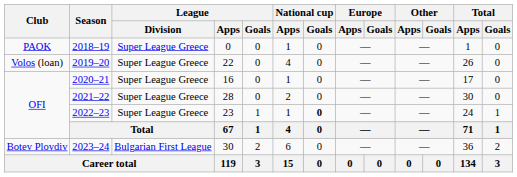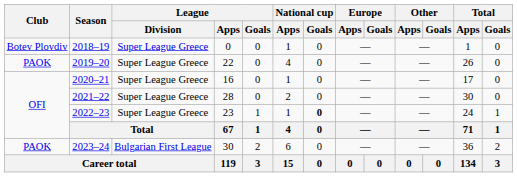(37, 46) PAOK -> (37, 46) Botev Plovdiv
(37, 63) Volos (loan) -> (37, 63) PAOK
(37, 146) Botev Plovdiv -> (37, 146) PAOK
